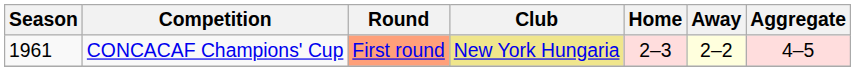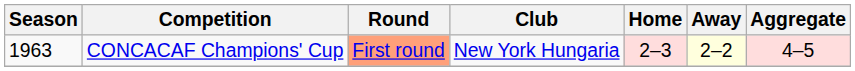(31, 50) 1961 -> (31, 50) 1963
(537, 50) khaki background -> (537, 50) no background
